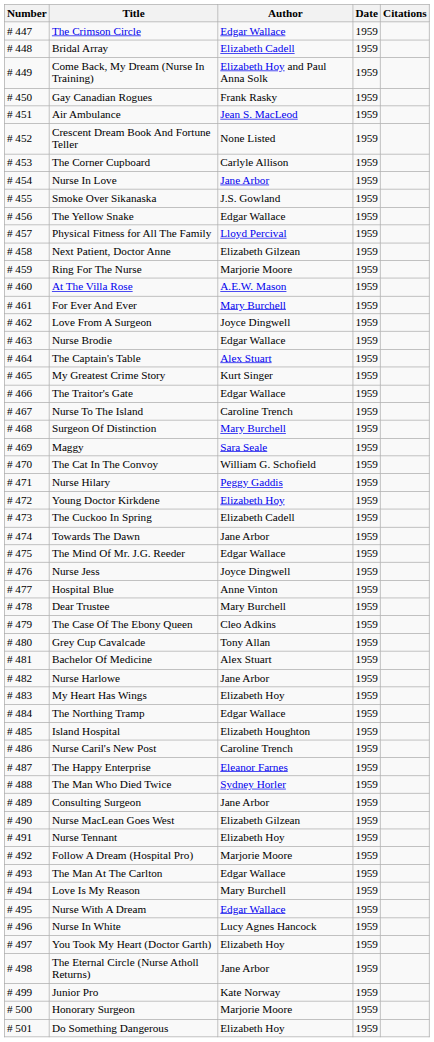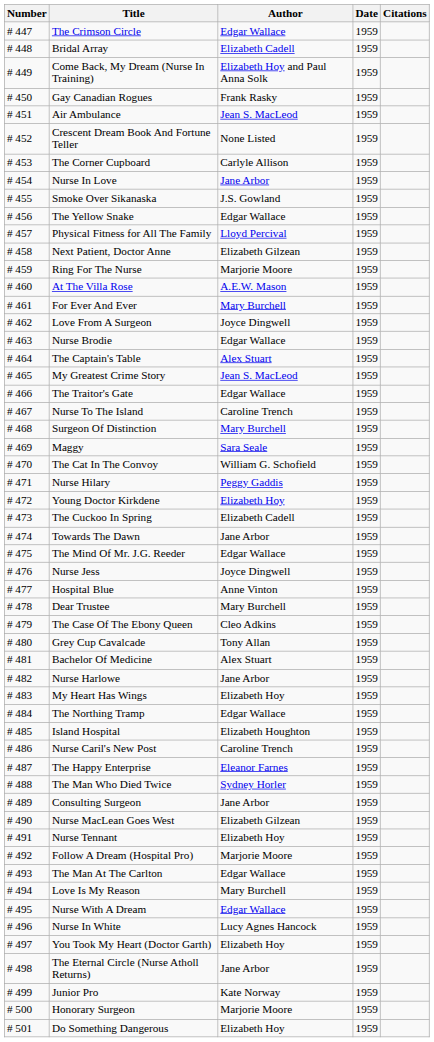(247, 376) Kurt Singer -> (259, 376) Jean S. MacLeod
